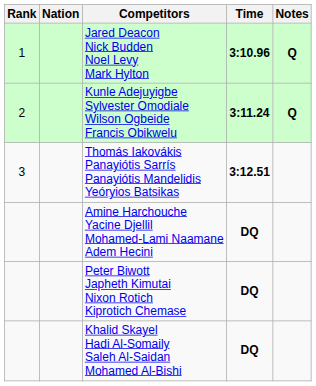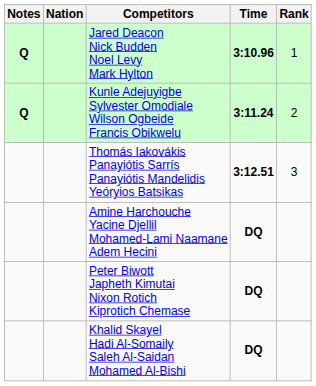columns swapped: (22, 14) <-> (292, 14)
